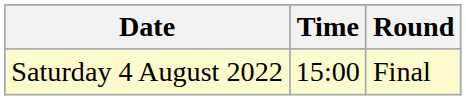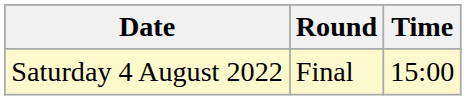columns swapped: (328, 26) <-> (414, 26)
